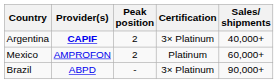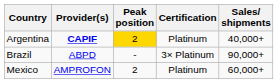(135, 39) no background -> (135, 39) gold background
(188, 39) 3× Platinum -> (188, 39) Platinum
rows swapped: (19, 70) <-> (22, 54)
